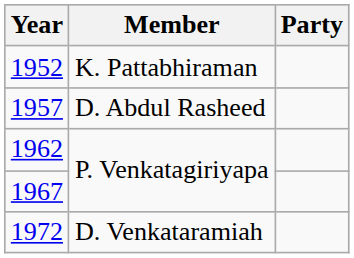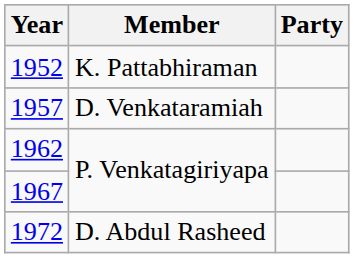(170, 107) D. Abdul Rasheed -> (169, 107) D. Venkataramiah
(169, 231) D. Venkataramiah -> (170, 231) D. Abdul Rasheed
